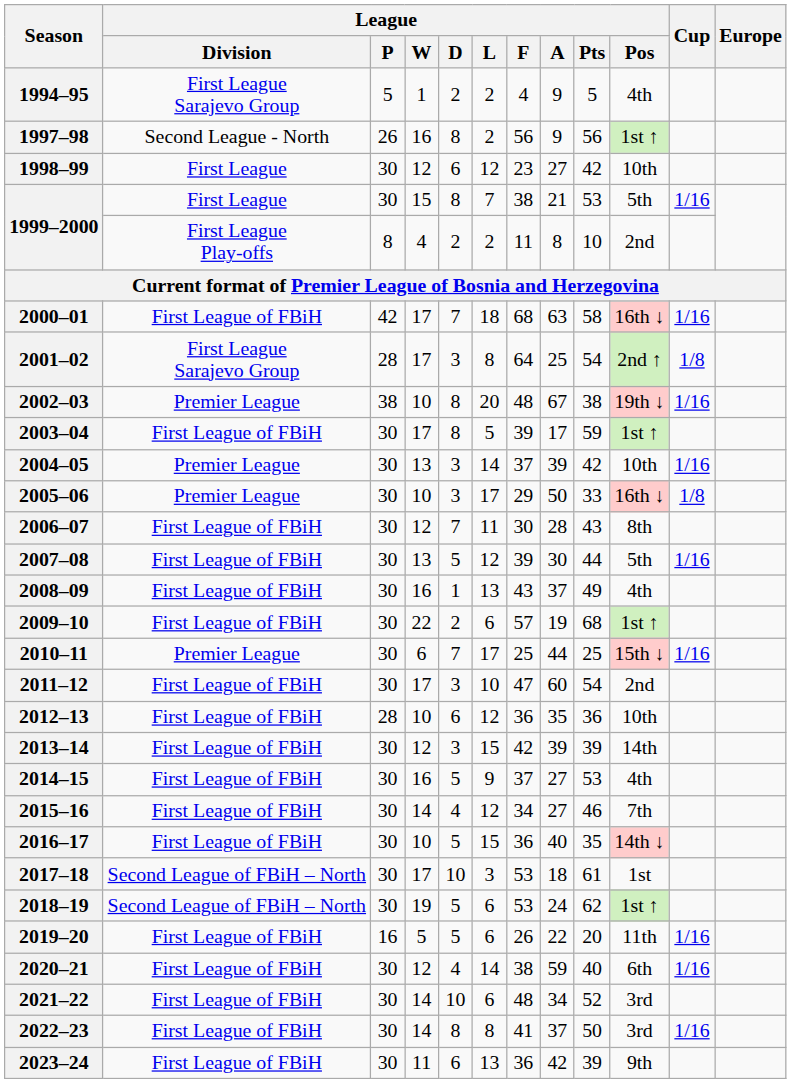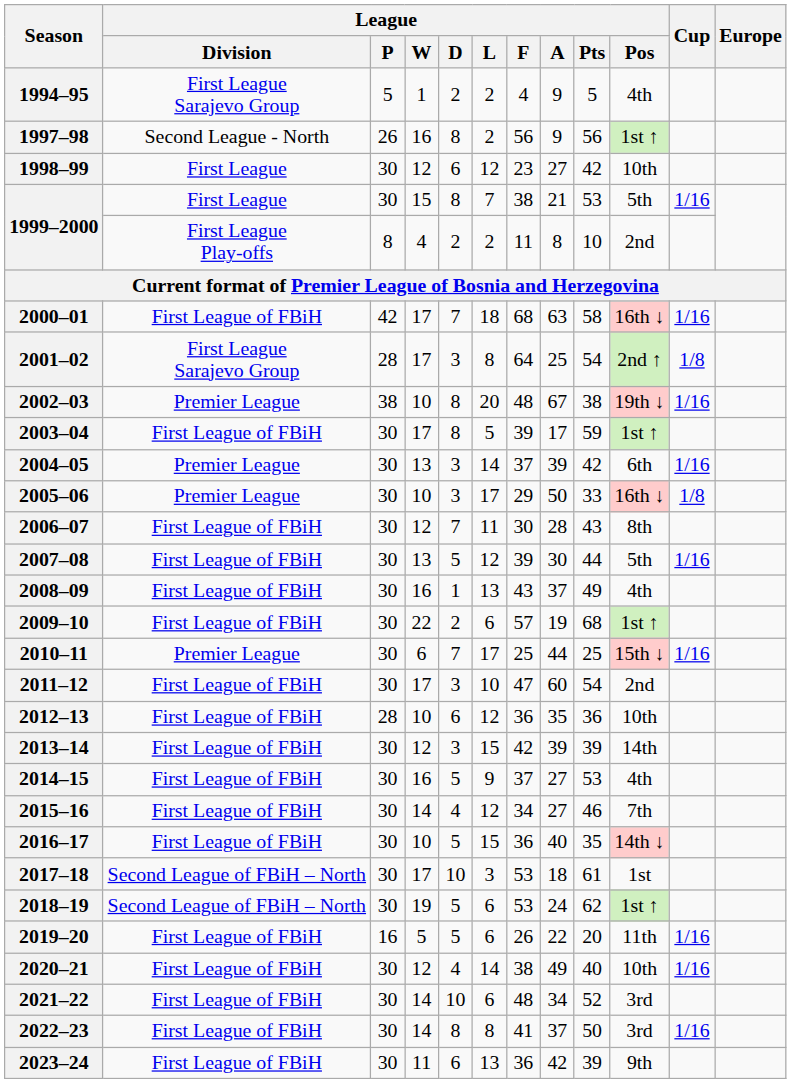(640, 464) 10th -> (640, 464) 6th
(557, 968) 59 -> (557, 968) 49
(640, 968) 6th -> (640, 968) 10th
